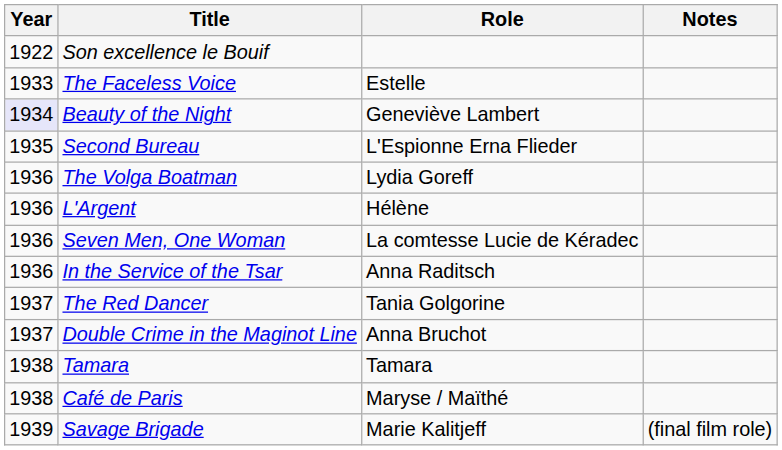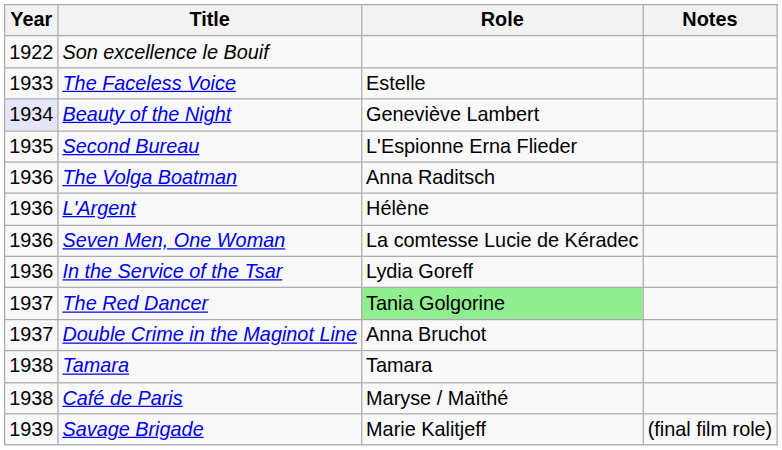(420, 177) Lydia Goreff -> (431, 177) Anna Raditsch
(431, 271) Anna Raditsch -> (420, 271) Lydia Goreff
(436, 303) no background -> (436, 303) lightgreen background
